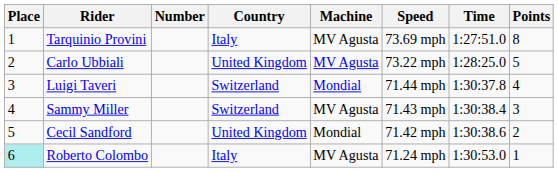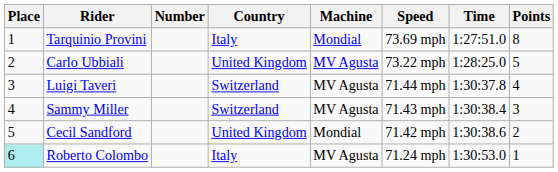(346, 39) MV Agusta -> (337, 39) Mondial
(337, 86) Mondial -> (346, 86) MV Agusta
